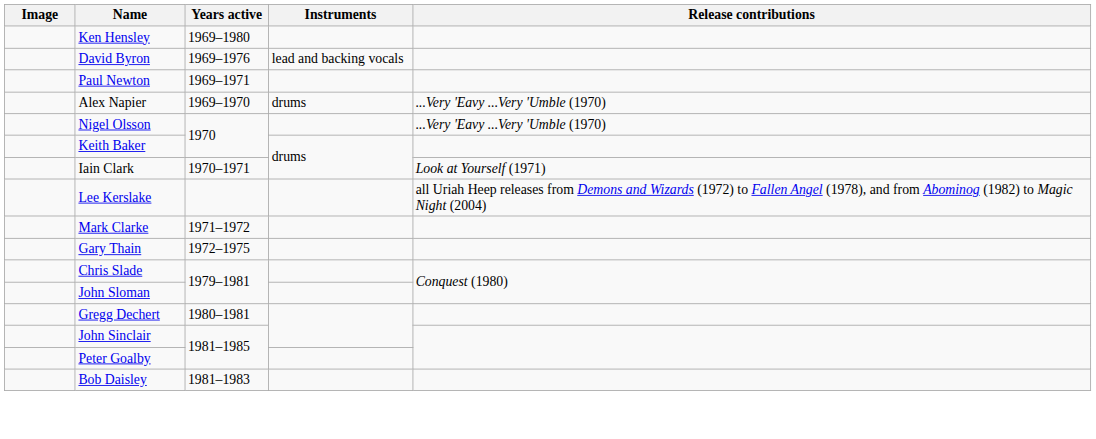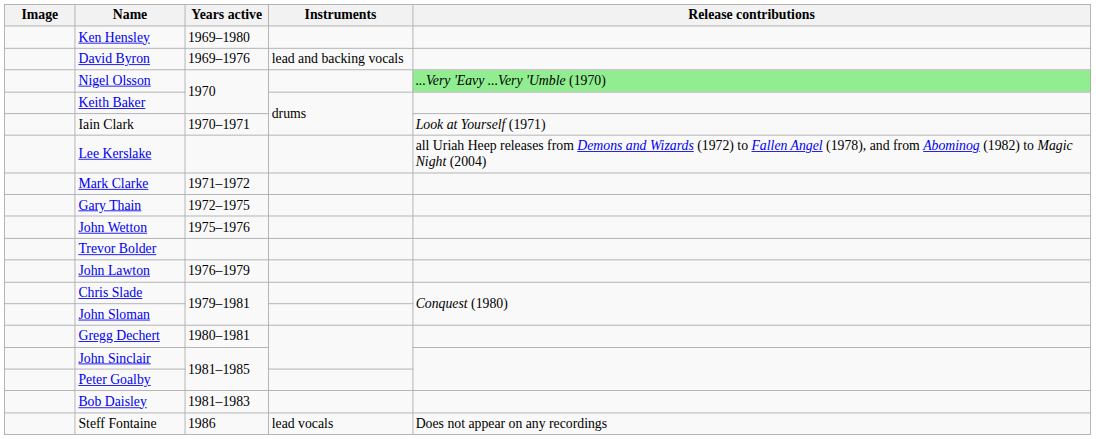- row: (114, 80)
- row: (112, 102)
(511, 124) no background -> (511, 80) lightgreen background
+ row: (113, 227)
+ row: (117, 249)
+ row: (114, 270)
+ row: (117, 423)
